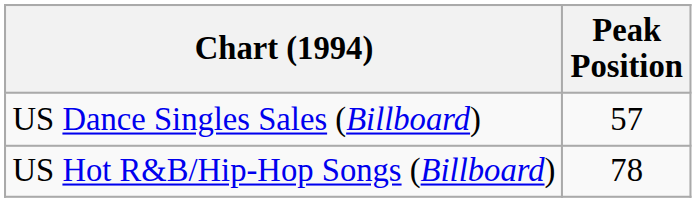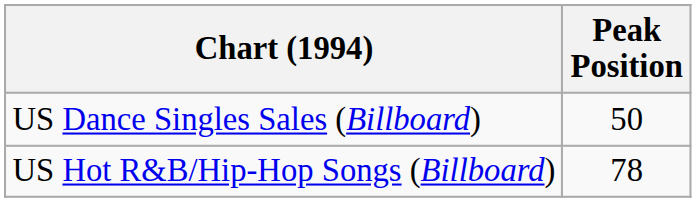(627, 118) 57 -> (627, 118) 50
